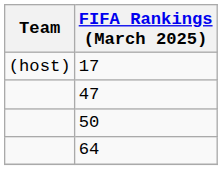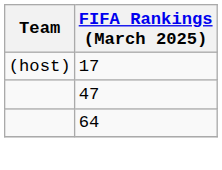- row: (89, 122)
